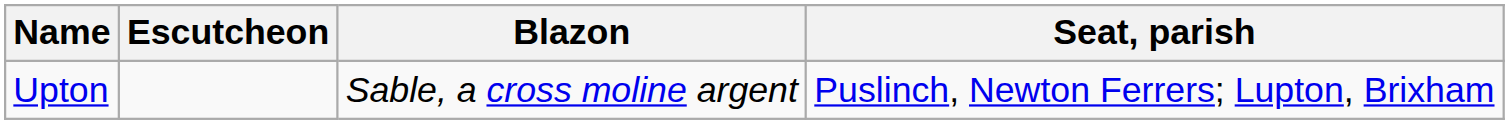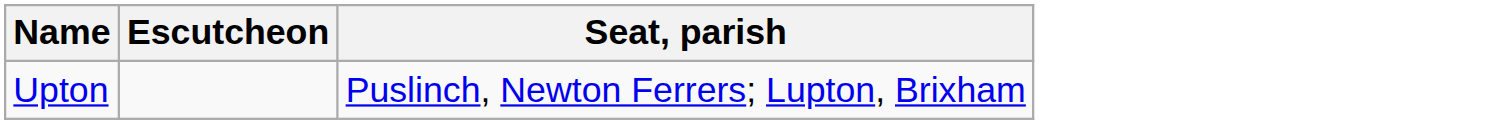- column: (572, 32)
